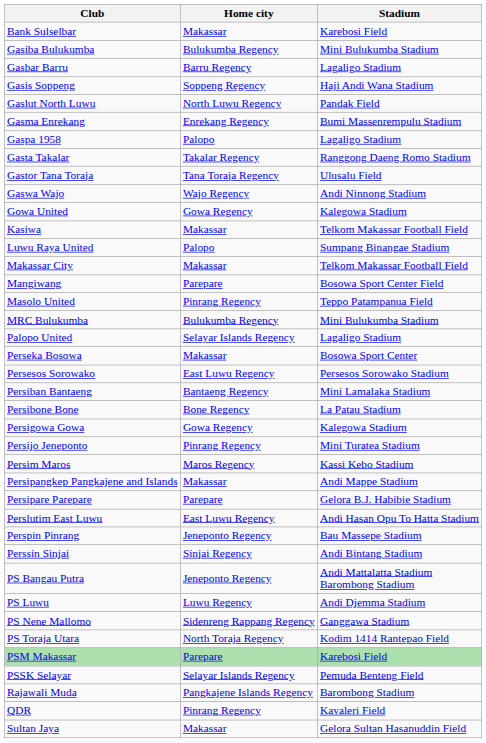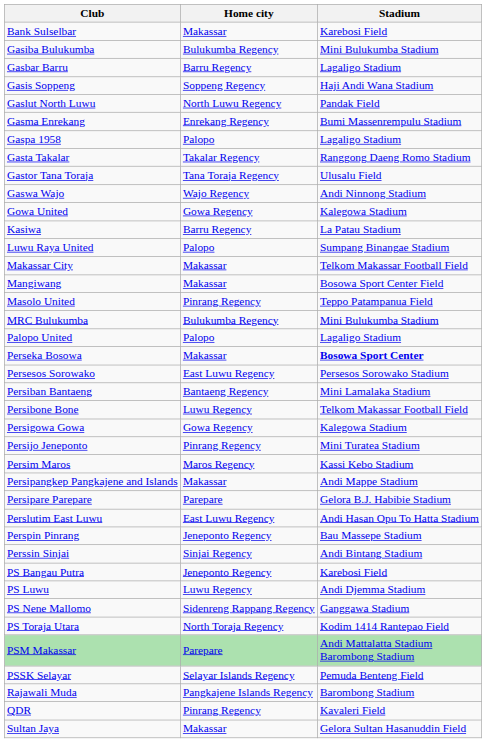(205, 229) Makassar -> (217, 229) Barru Regency
(394, 229) Telkom Makassar Football Field -> (360, 229) La Patau Stadium
(203, 283) Parepare -> (205, 283) Makassar
(239, 337) Selayar Islands Regency -> (199, 337) Palopo
(369, 355) normal -> (372, 355) bold
(216, 409) Bone Regency -> (217, 409) Luwu Regency
(360, 409) La Patau Stadium -> (394, 409) Telkom Makassar Football Field
(376, 578) Andi Mattalatta Stadium Barombong Stadium -> (354, 572) Karebosi Field
(354, 656) Karebosi Field -> (376, 650) Andi Mattalatta Stadium Barombong Stadium
